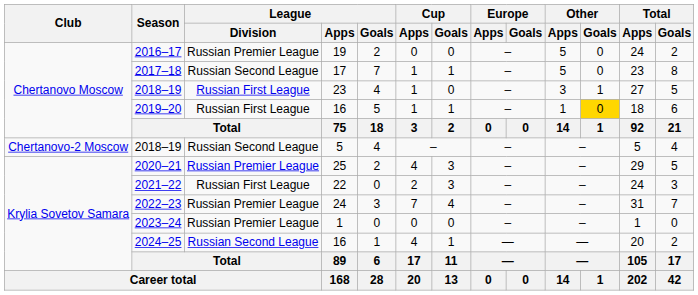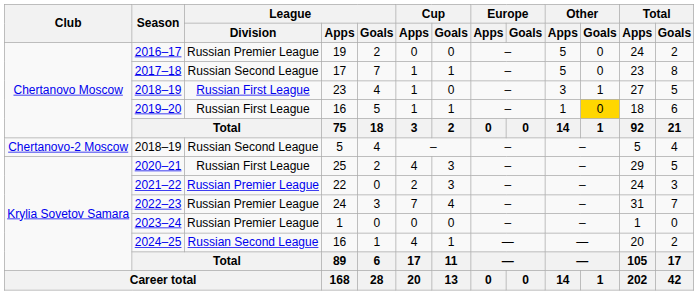(253, 166) Russian Premier League -> (253, 166) Russian First League
(253, 185) Russian First League -> (253, 185) Russian Premier League
